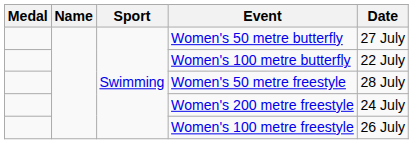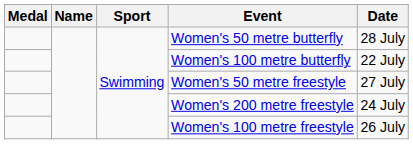(383, 38) 27 July -> (383, 38) 28 July
(383, 83) 28 July -> (383, 83) 27 July
